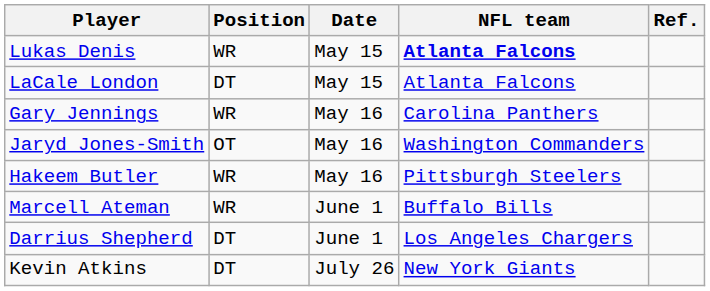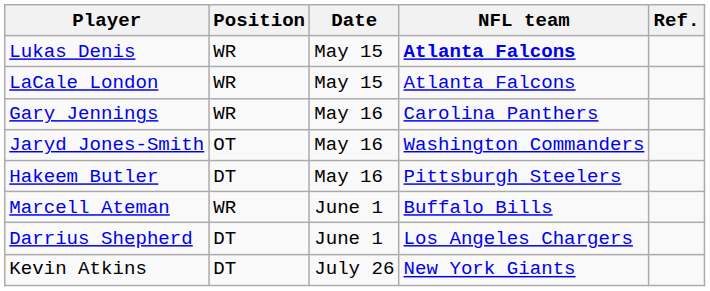(225, 83) DT -> (225, 83) WR
(225, 176) WR -> (225, 176) DT
